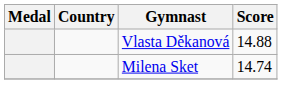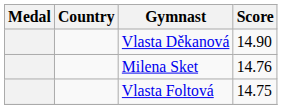(254, 41) 14.88 -> (254, 41) 14.90
(254, 66) 14.74 -> (254, 66) 14.76
+ row: (168, 91)
